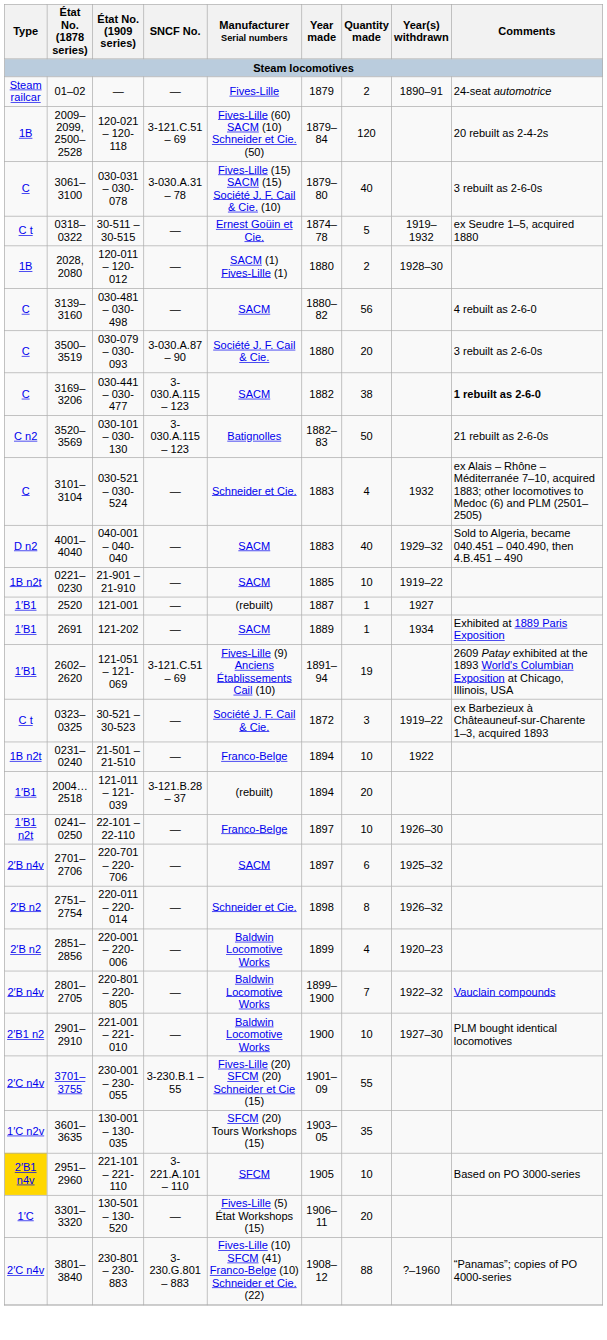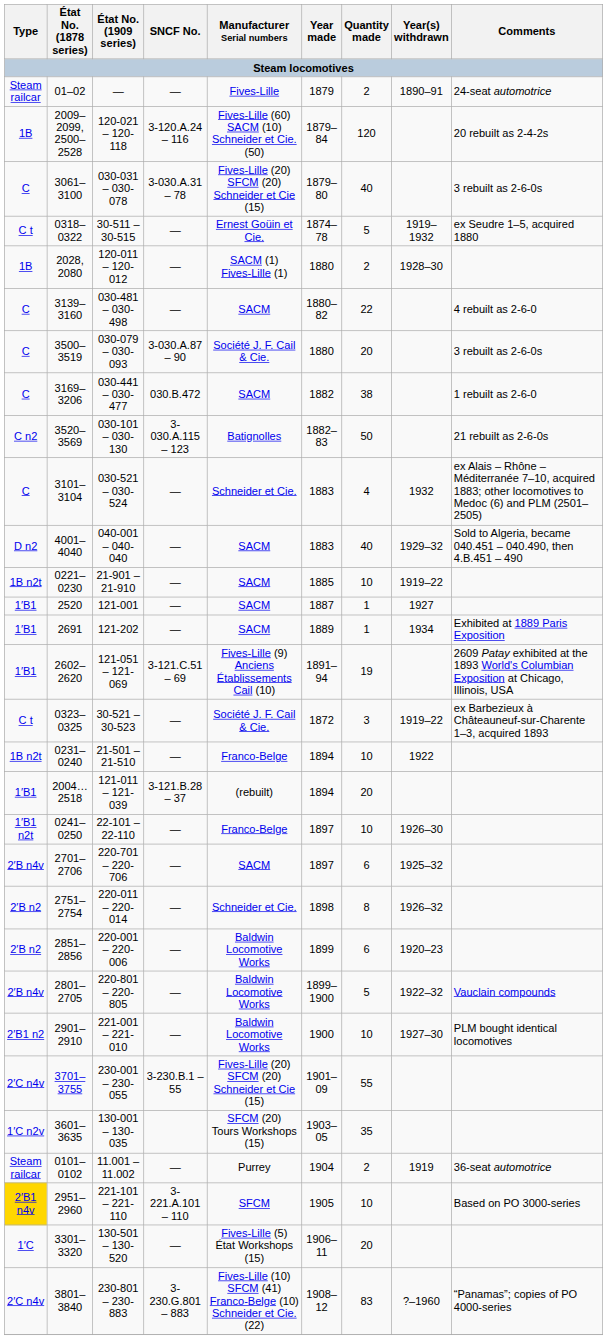(175, 134) 3-121.C.51 – 69 -> (175, 134) 3-120.A.24 – 116
(254, 188) Fives-Lille (15) SACM (15) Société J. F. Cail & Cie. (10) -> (254, 188) Fives-Lille (20) SFCM (20) Schneider et Cie (15)
(367, 309) 56 -> (367, 309) 22
(175, 394) 3-030.A.115 – 123 -> (175, 394) 030.B.472
(497, 394) bold -> (495, 394) normal
(254, 606) (rebuilt) -> (254, 606) SACM
(367, 950) 4 -> (367, 950) 6
(367, 992) 7 -> (367, 992) 5
+ row: (70, 1167)
(367, 1271) 88 -> (367, 1301) 83
